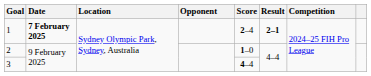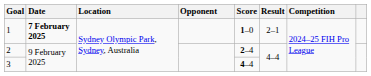(247, 31) 2–4 -> (247, 31) 1–0
(273, 31) bold -> (273, 31) normal
(247, 50) 1–0 -> (247, 50) 2–4
